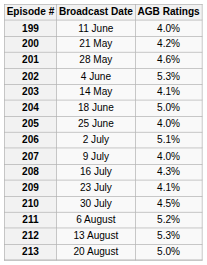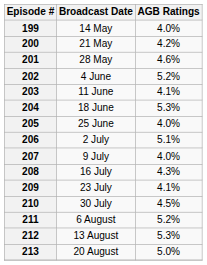(96, 28) 11 June -> (96, 28) 14 May
(169, 76) 5.3% -> (169, 76) 5.2%
(96, 92) 14 May -> (96, 92) 11 June
(169, 108) 5.0% -> (169, 108) 5.3%
